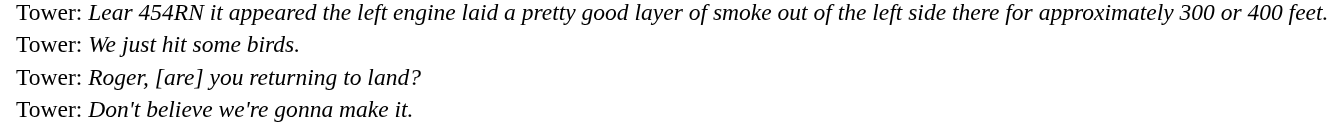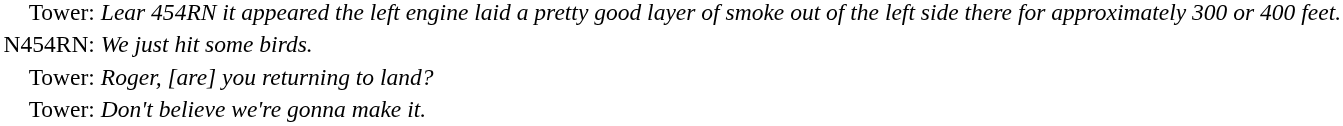(49, 44) Tower: -> (49, 44) N454RN:
